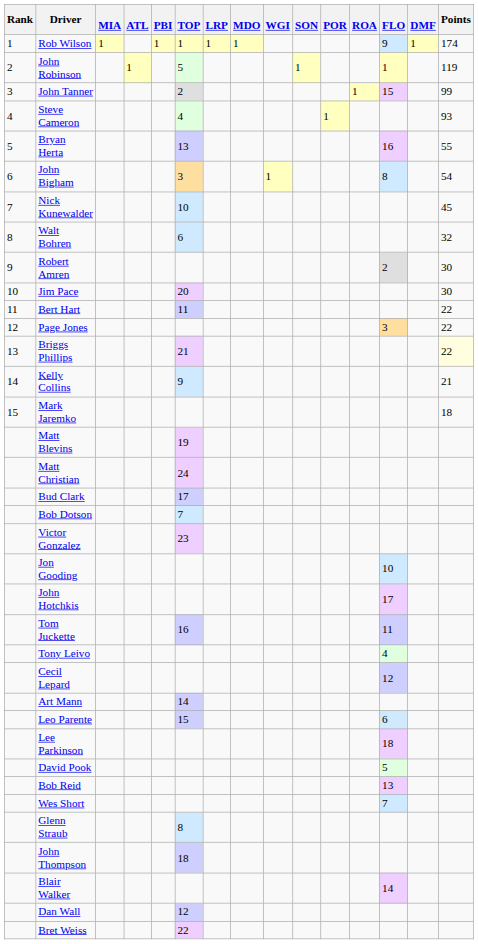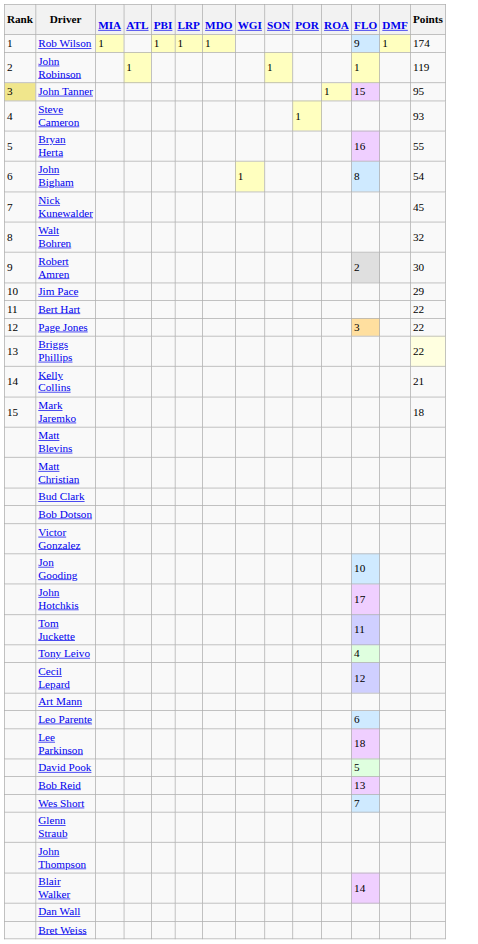- column: (189, 25)
(10, 91) no background -> (10, 91) khaki background
(447, 91) 99 -> (419, 91) 95
(447, 291) 30 -> (419, 291) 29
